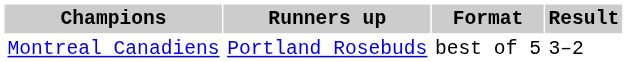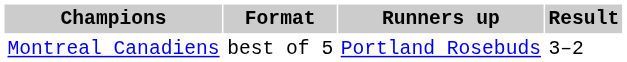columns swapped: (327, 19) <-> (488, 19)
